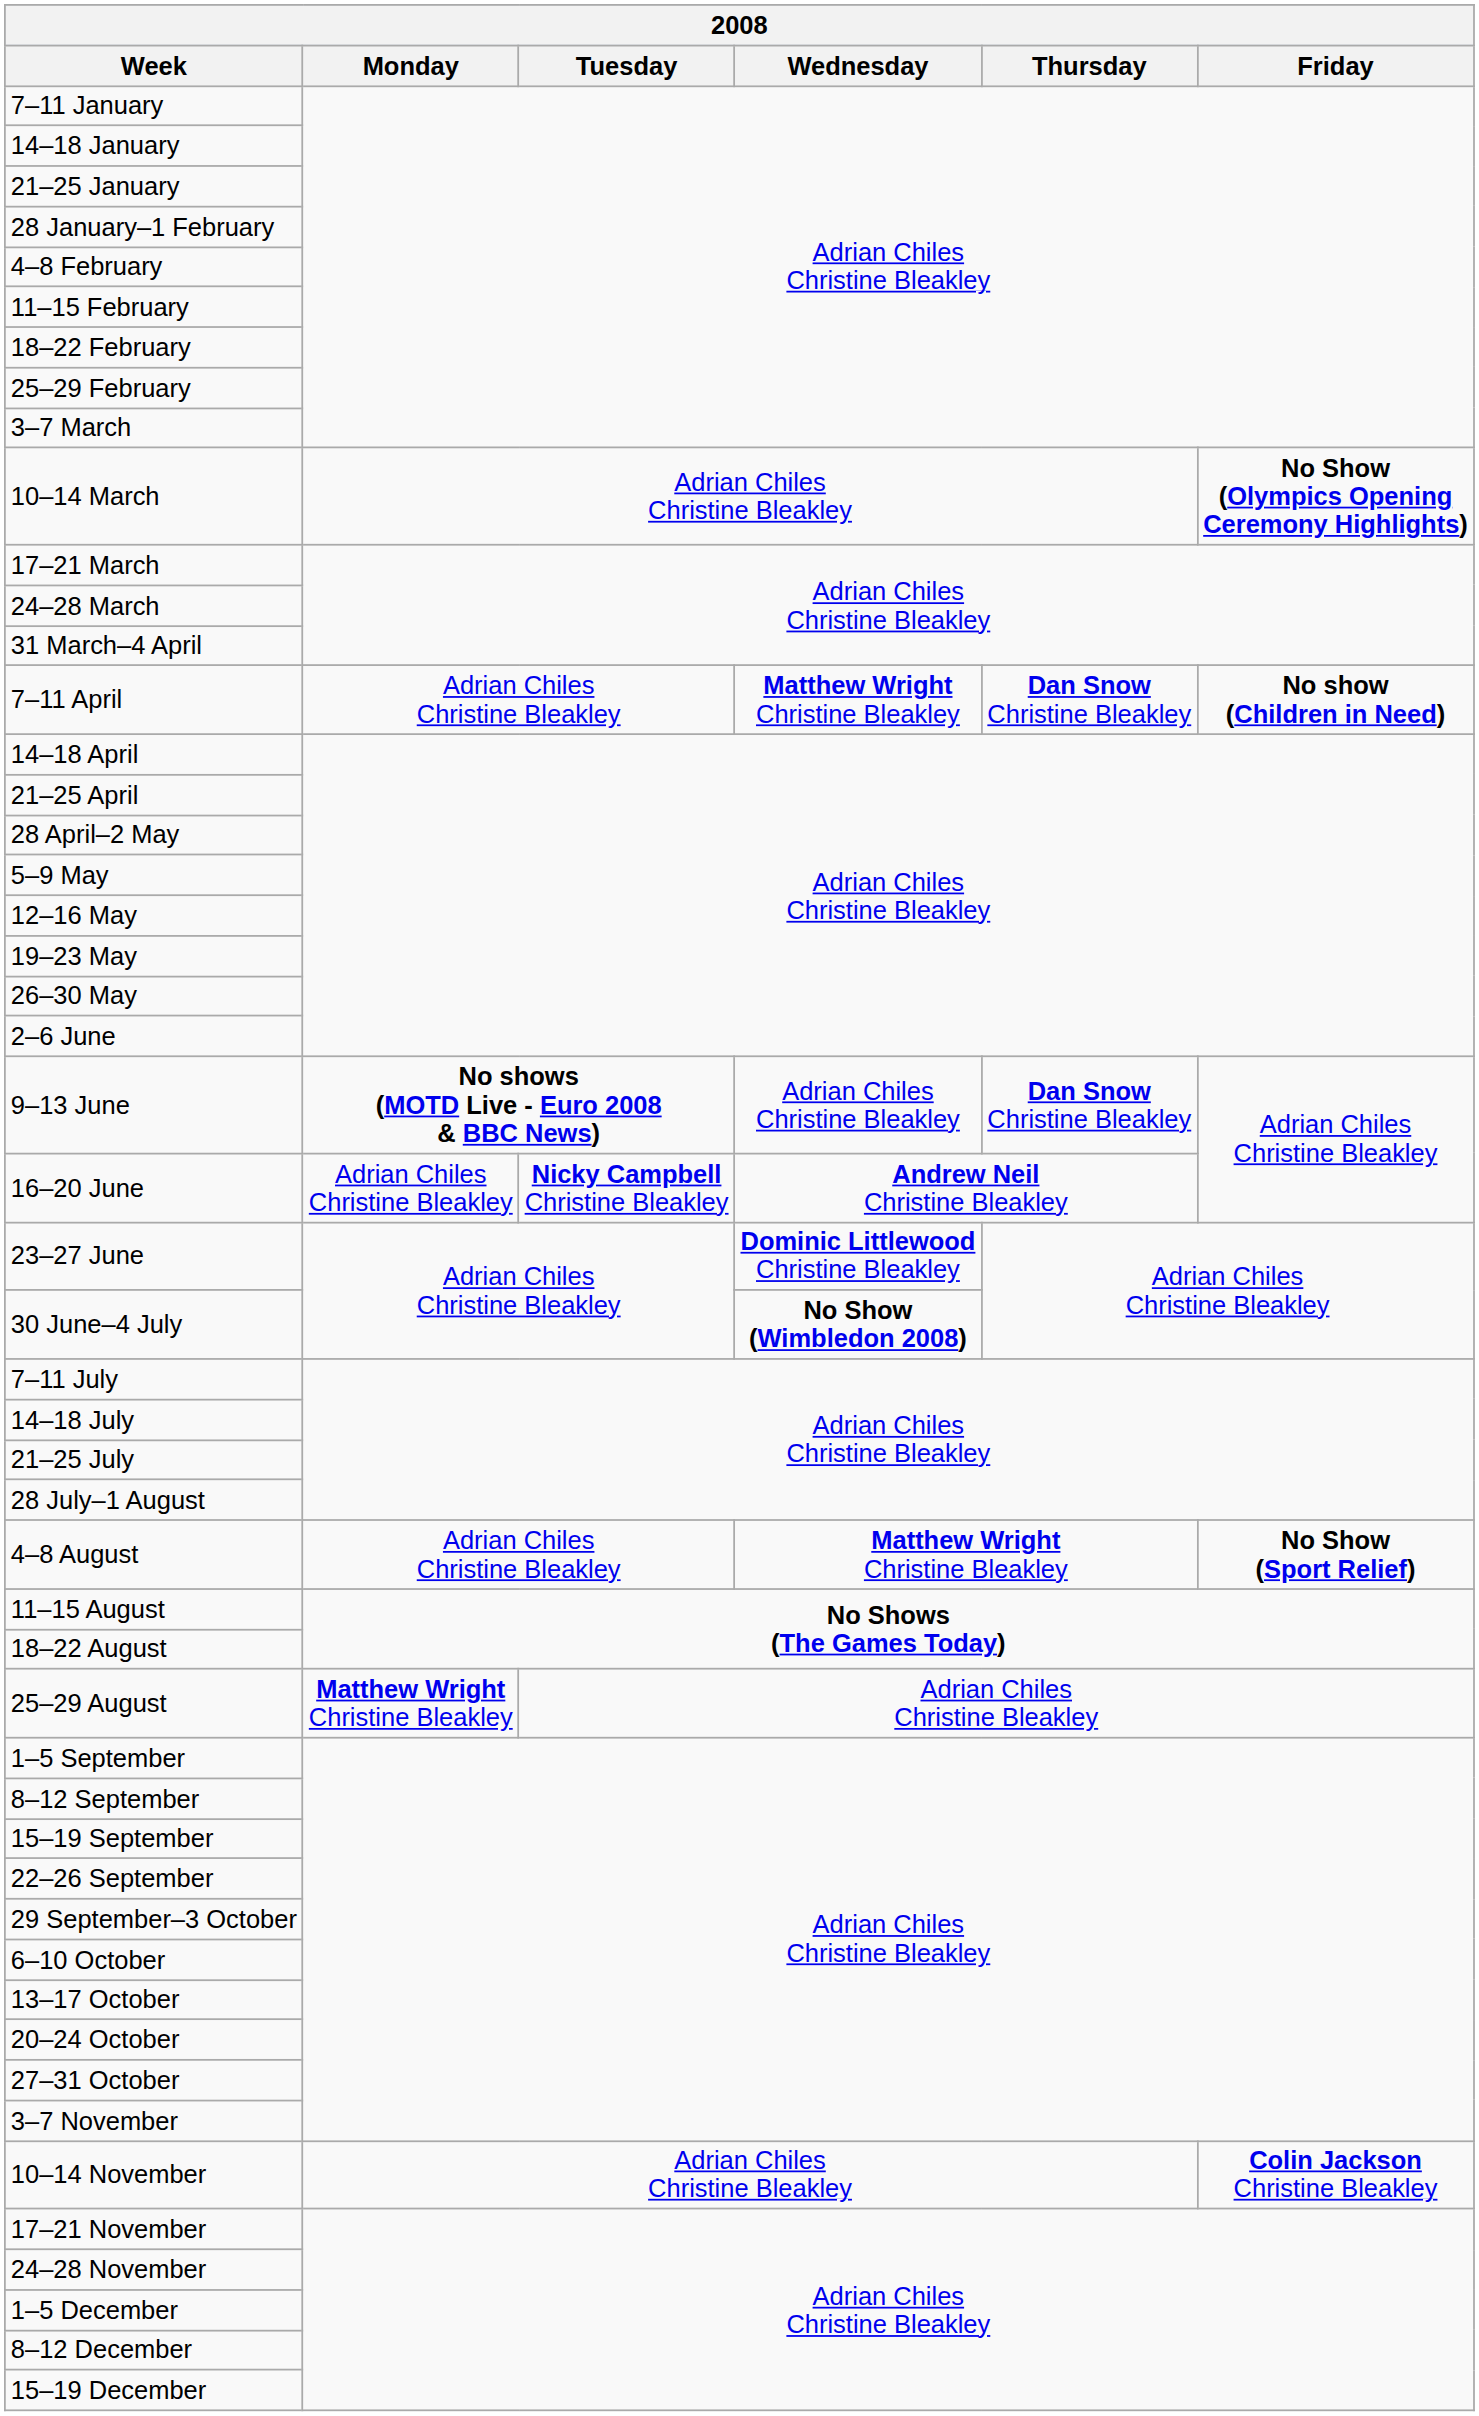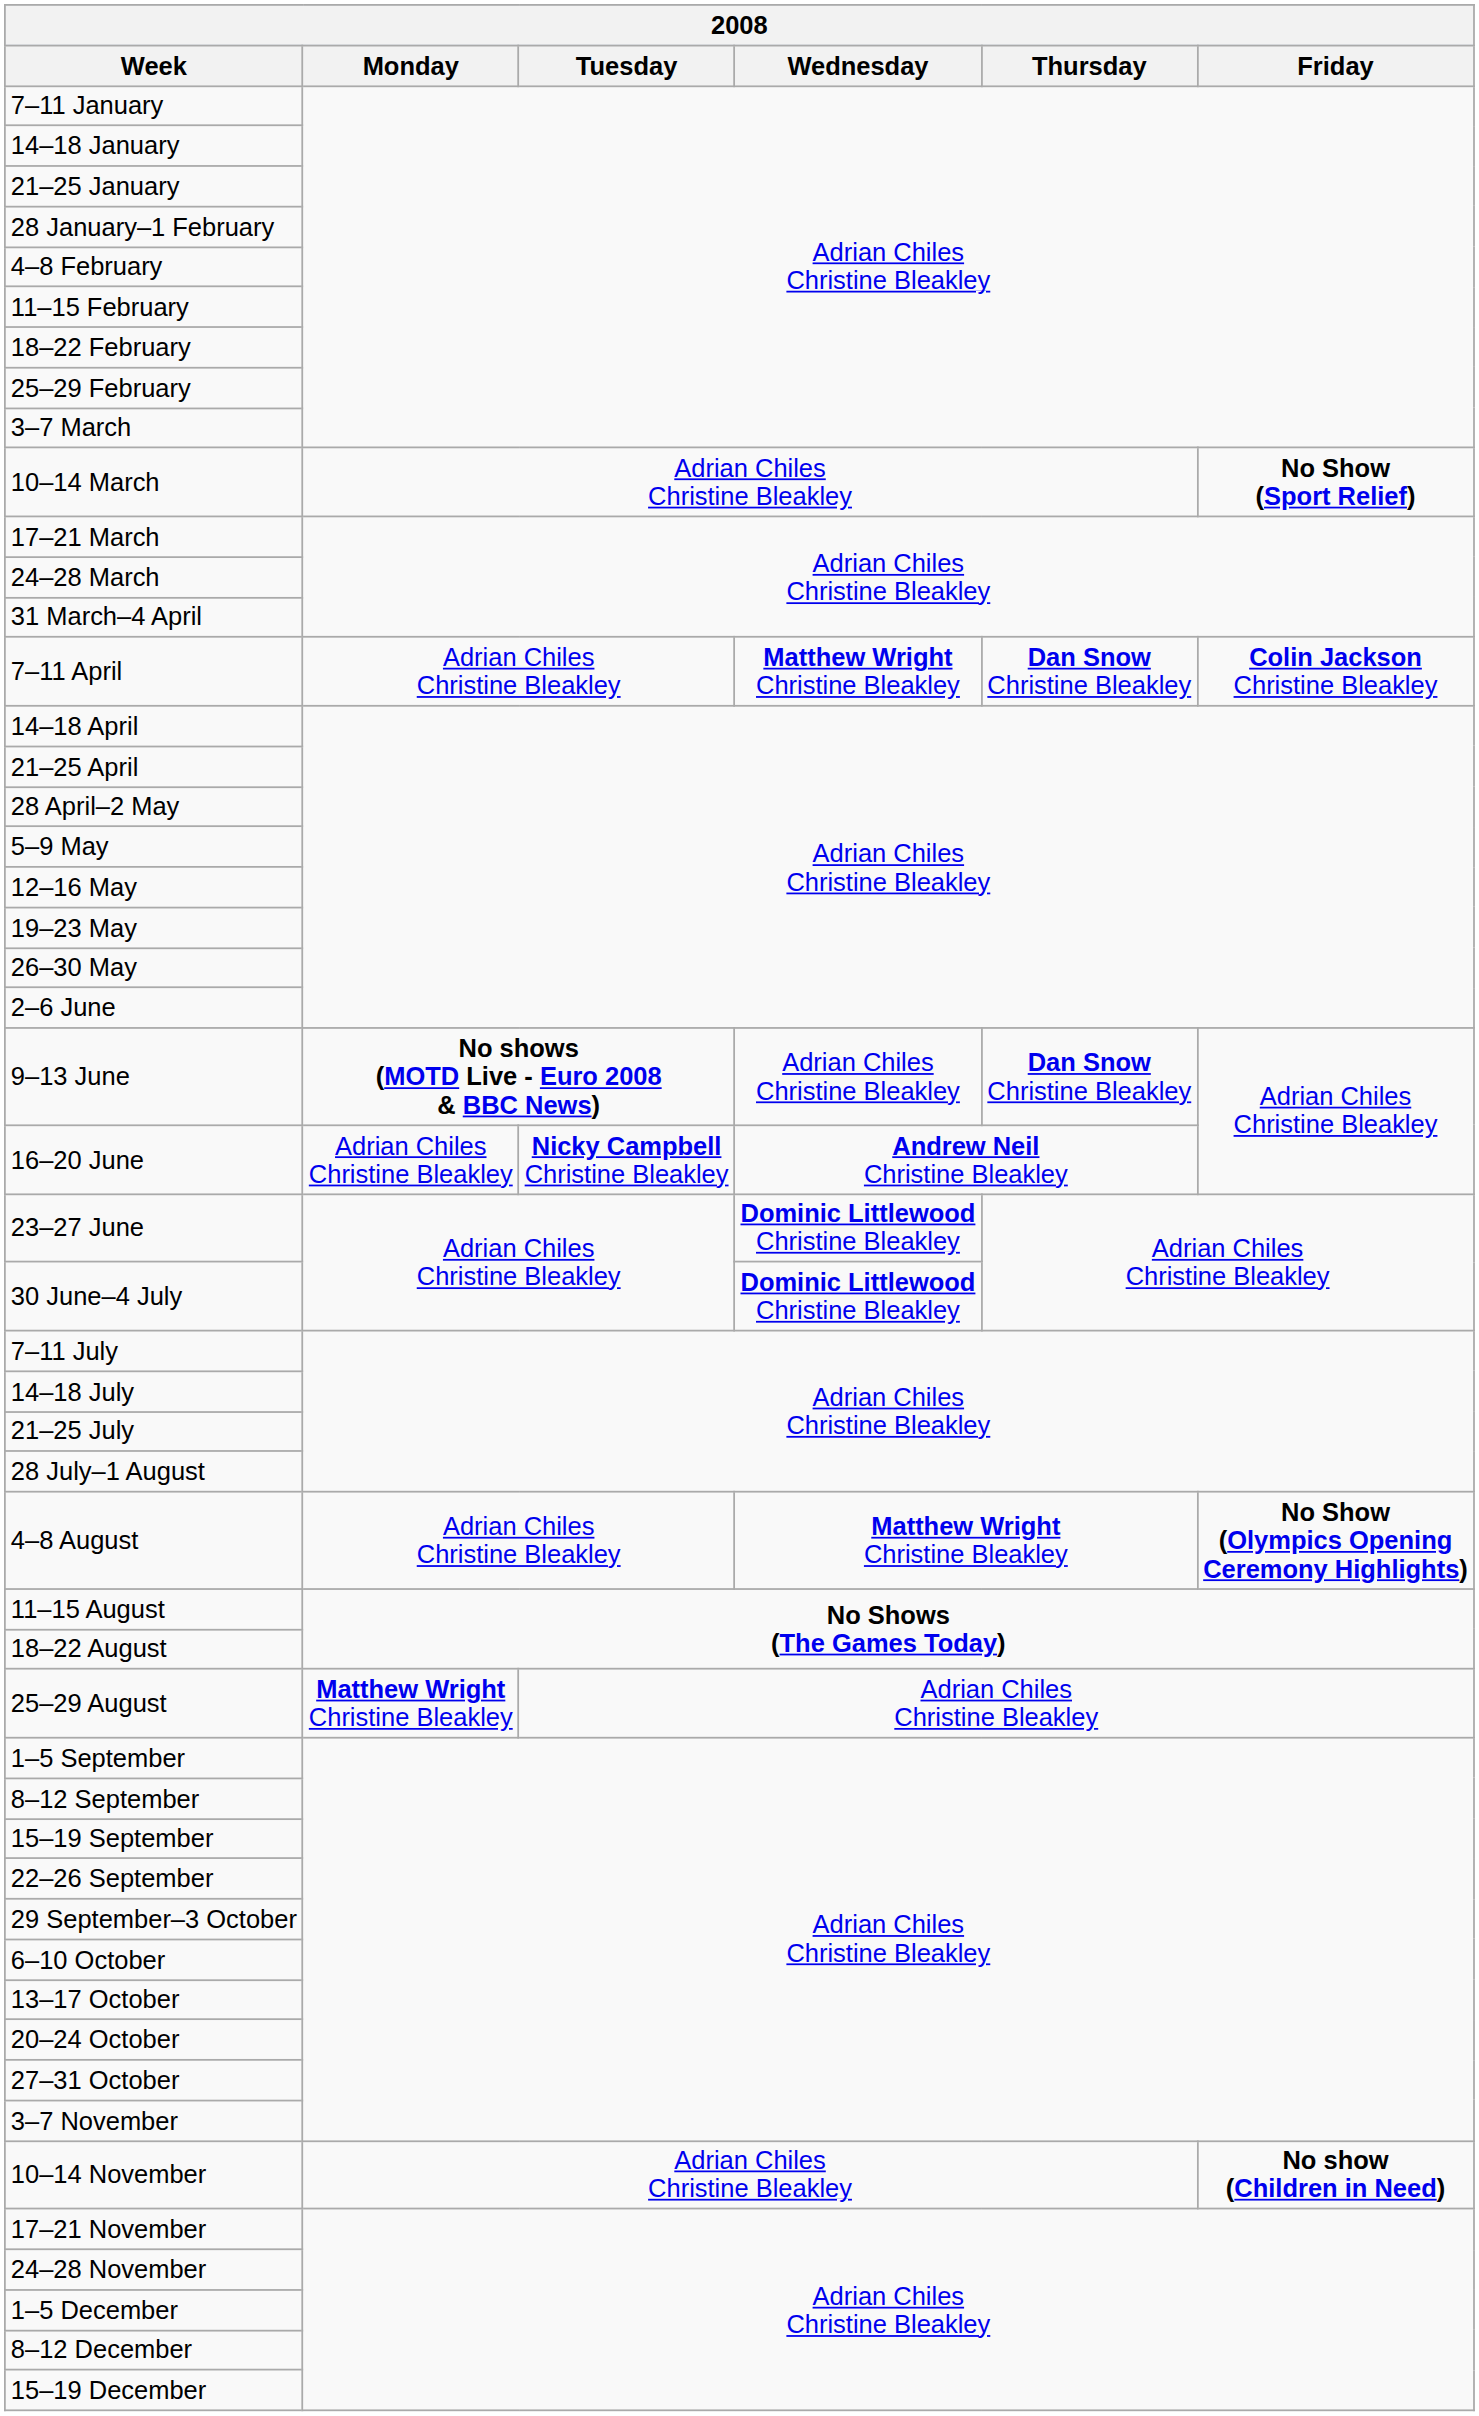(1336, 497) No Show (Olympics Opening Ceremony Highlights) -> (1335, 483) No Show (Sport Relief)
(1336, 700) No show (Children in Need) -> (1336, 672) Colin Jackson Christine Bleakley
(858, 1325) No Show (Wimbledon 2008) -> (858, 1297) Dominic Littlewood Christine Bleakley
(1335, 1555) No Show (Sport Relief) -> (1336, 1541) No Show (Olympics Opening Ceremony Highlights)
(1336, 2175) Colin Jackson Christine Bleakley -> (1336, 2175) No show (Children in Need)
